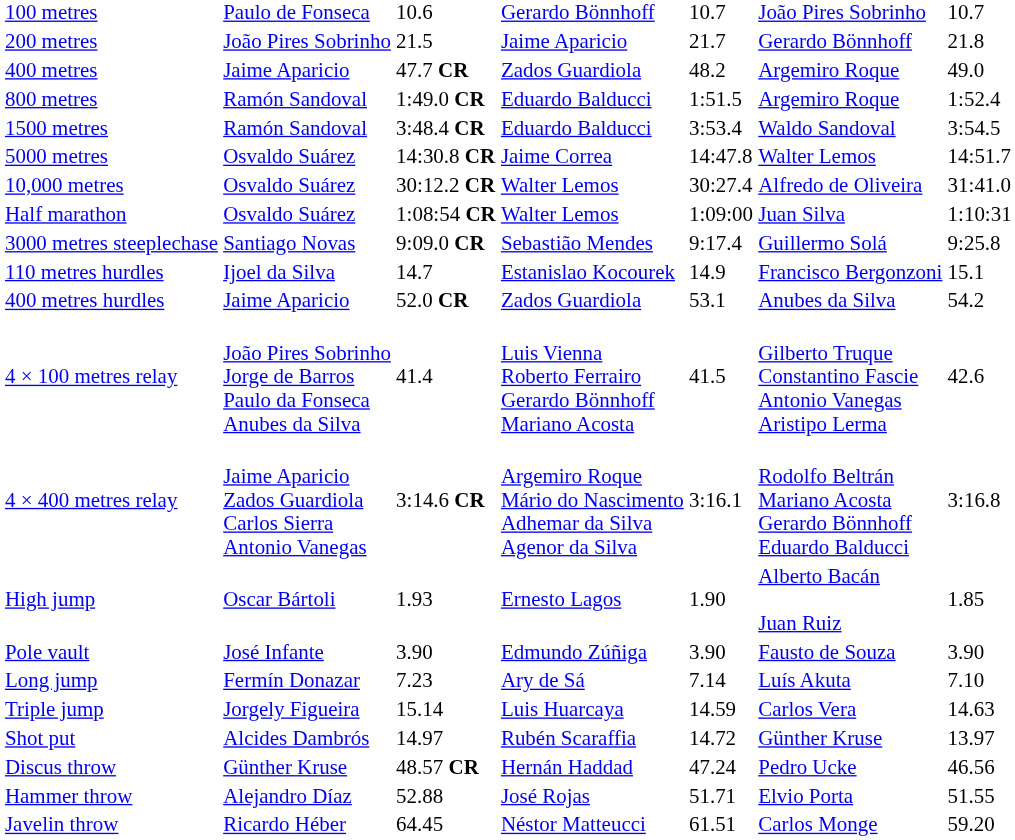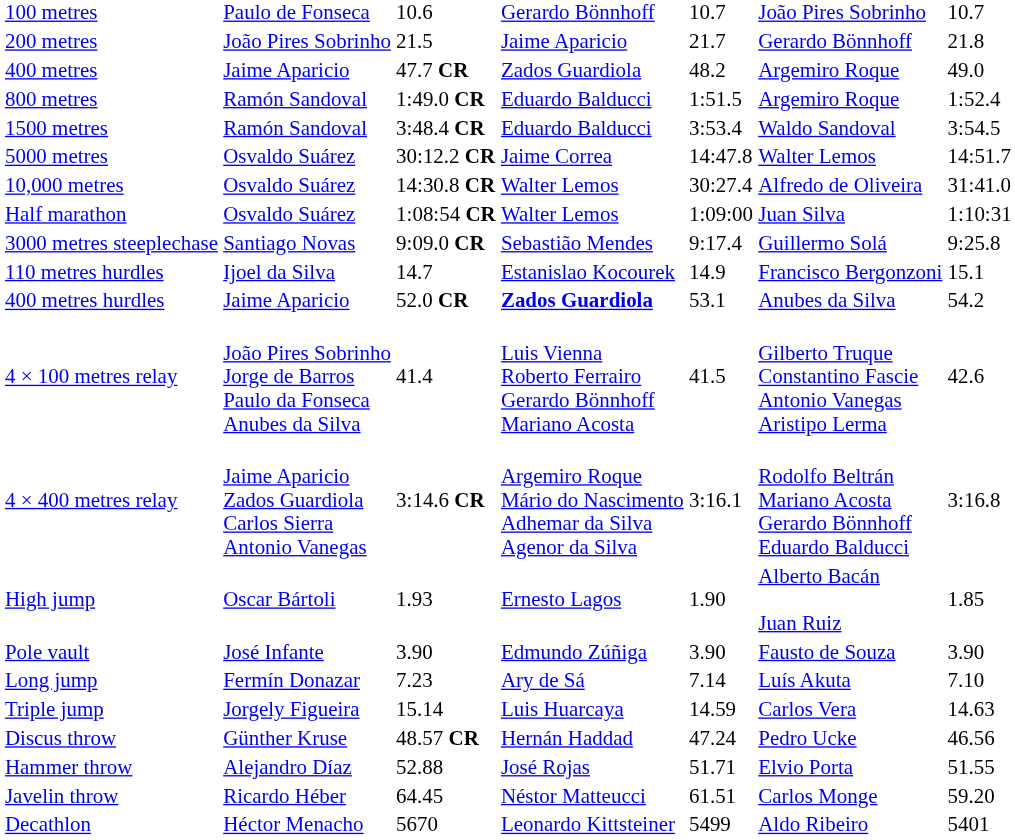(446, 156) 14:30.8 CR -> (446, 156) 30:12.2 CR
(446, 185) 30:12.2 CR -> (446, 185) 14:30.8 CR
(571, 300) normal -> (577, 300) bold
- row: (40, 738)
+ row: (48, 824)
